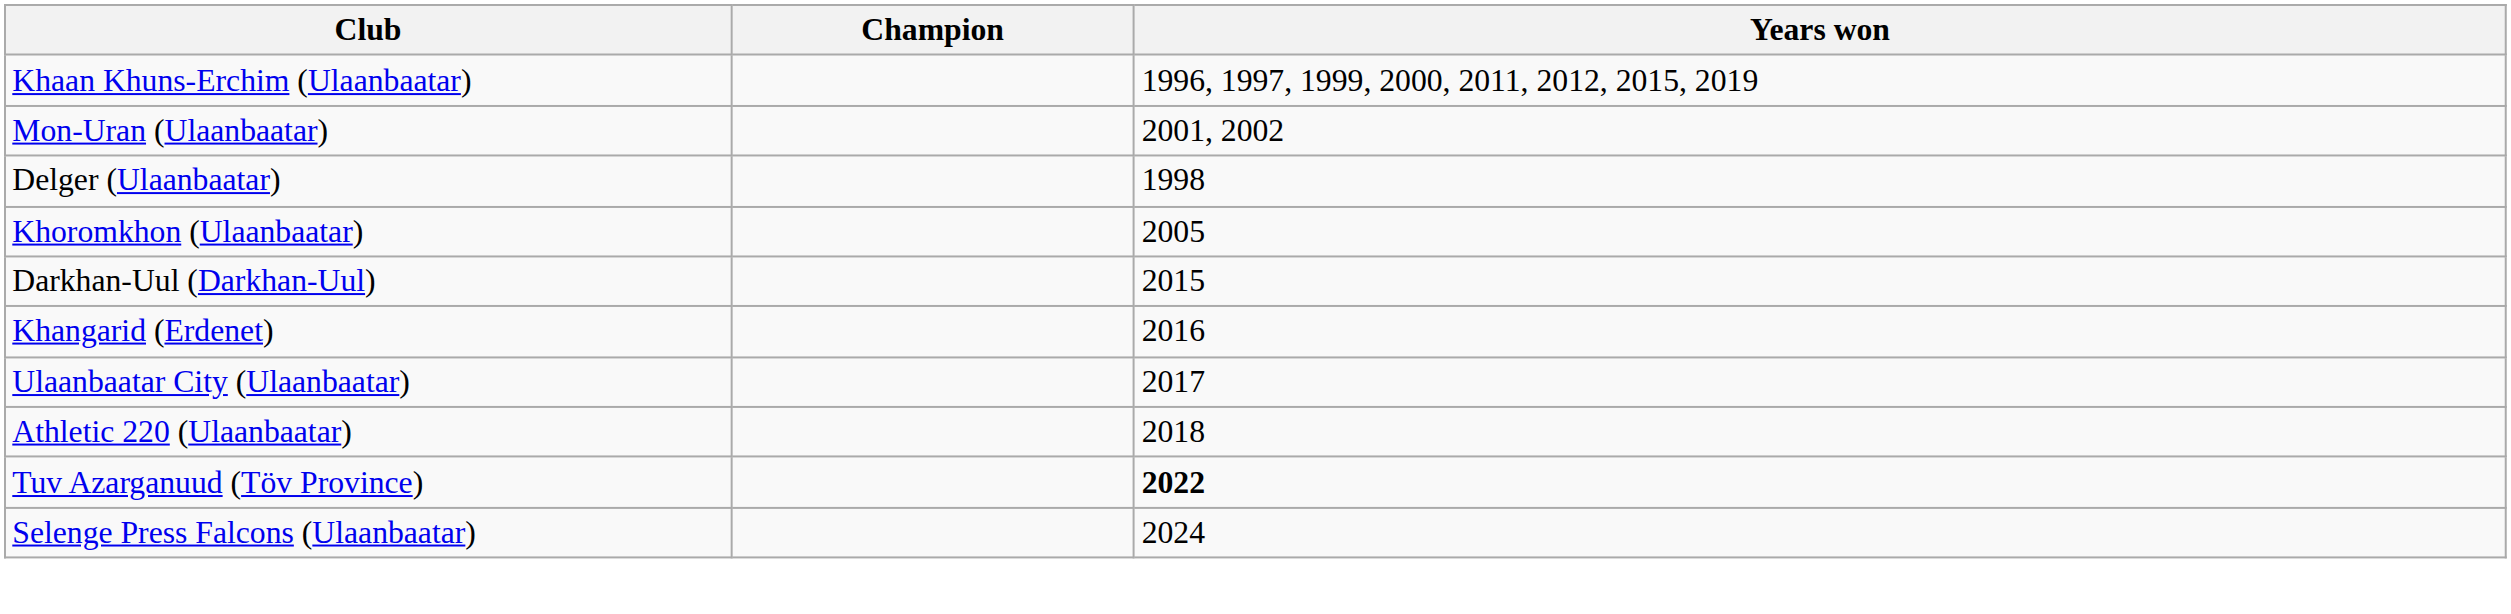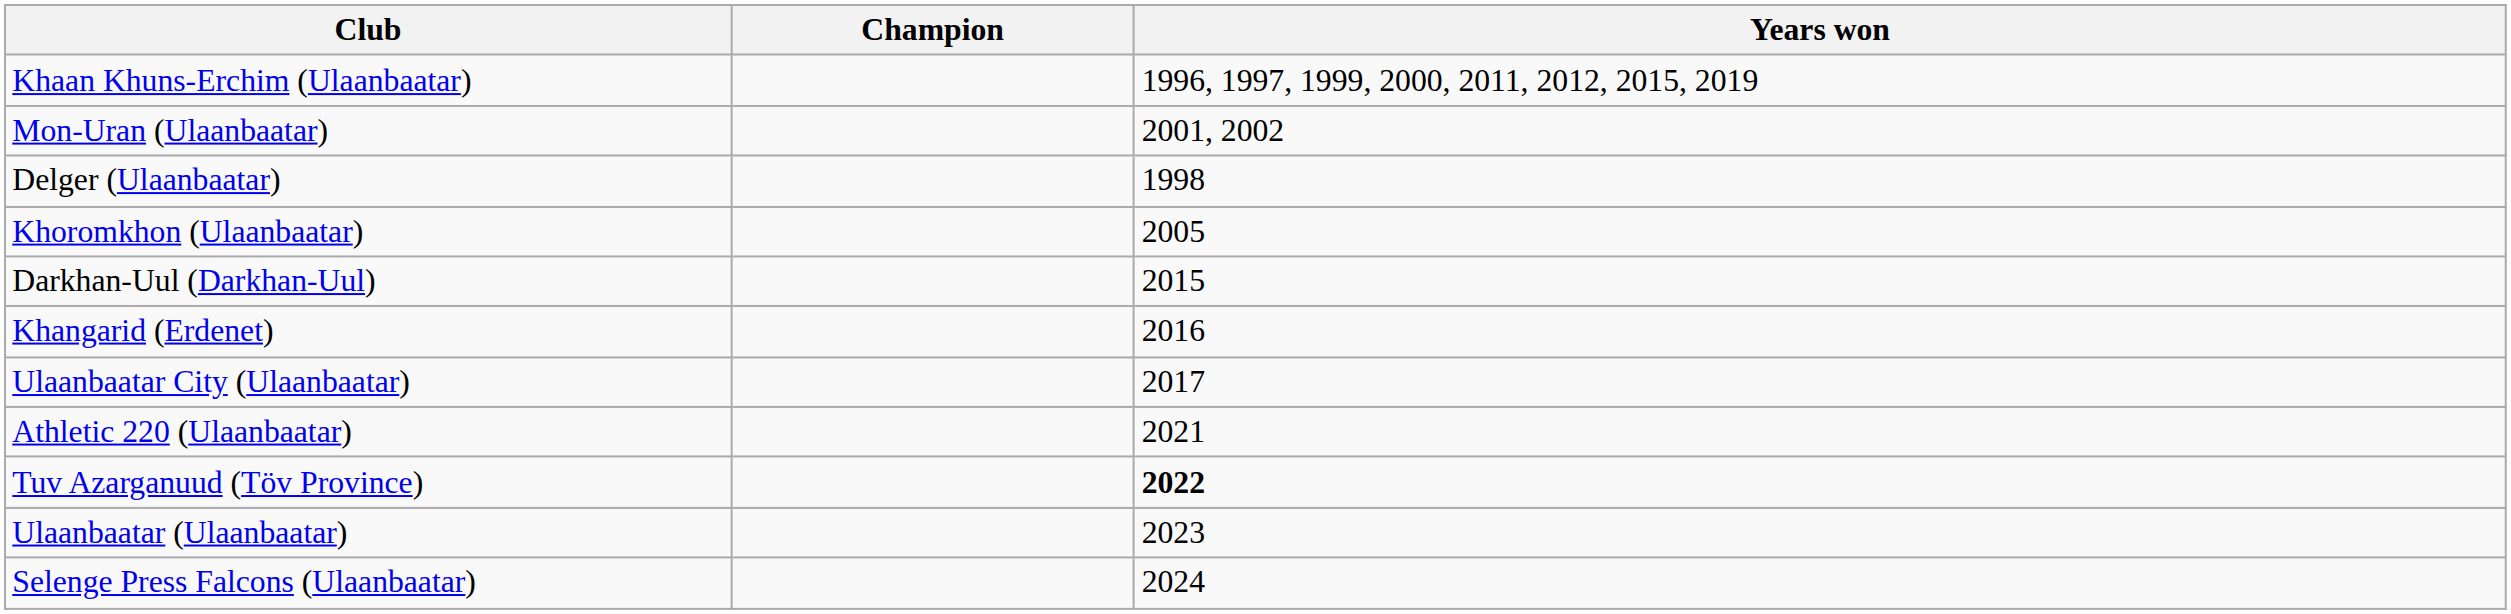(1173, 431) 2018 -> (1173, 431) 2021
+ row: (180, 532)
